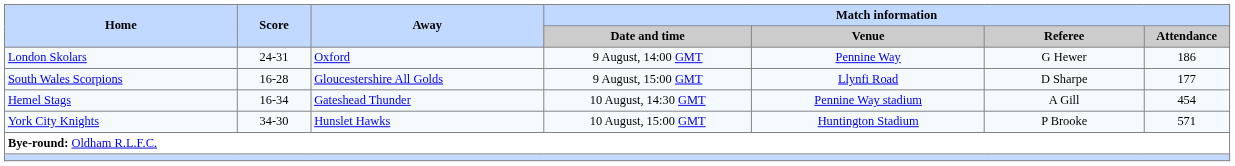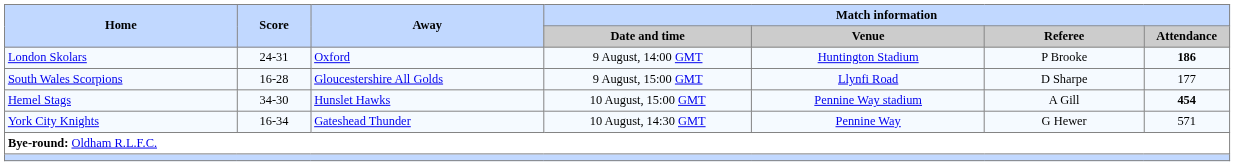(868, 57) Pennine Way -> (868, 57) Huntington Stadium
(1064, 57) G Hewer -> (1064, 57) P Brooke
(1187, 57) normal -> (1187, 57) bold
(274, 100) 16-34 -> (274, 100) 34-30
(362, 100) Gateshead Thunder -> (352, 100) Hunslet Hawks
(648, 100) 10 August, 14:30 GMT -> (648, 100) 10 August, 15:00 GMT
(1187, 100) normal -> (1187, 100) bold
(274, 121) 34-30 -> (274, 121) 16-34
(352, 121) Hunslet Hawks -> (362, 121) Gateshead Thunder
(648, 121) 10 August, 15:00 GMT -> (648, 121) 10 August, 14:30 GMT
(868, 121) Huntington Stadium -> (868, 121) Pennine Way
(1064, 121) P Brooke -> (1064, 121) G Hewer
